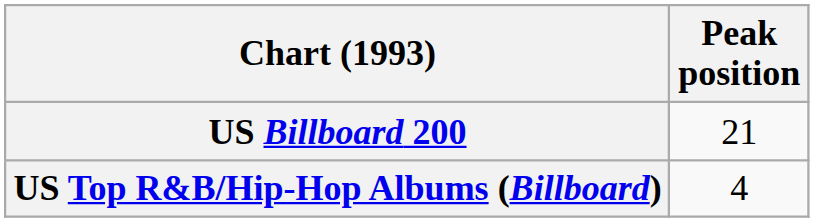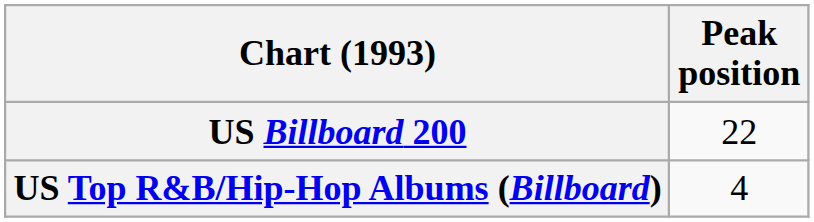(739, 130) 21 -> (739, 130) 22
